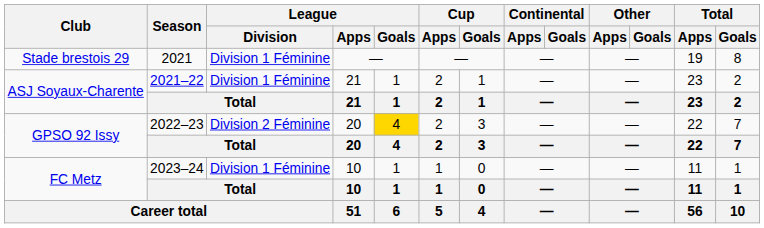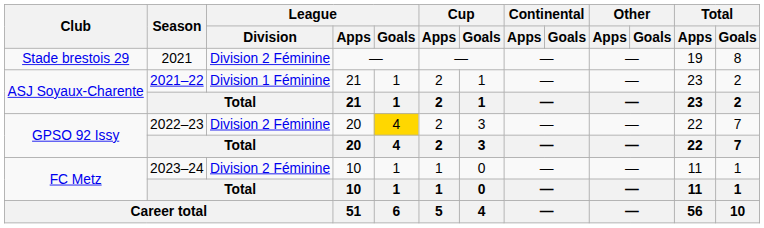(270, 59) Division 1 Féminine -> (270, 59) Division 2 Féminine
(270, 168) Division 1 Féminine -> (270, 168) Division 2 Féminine
